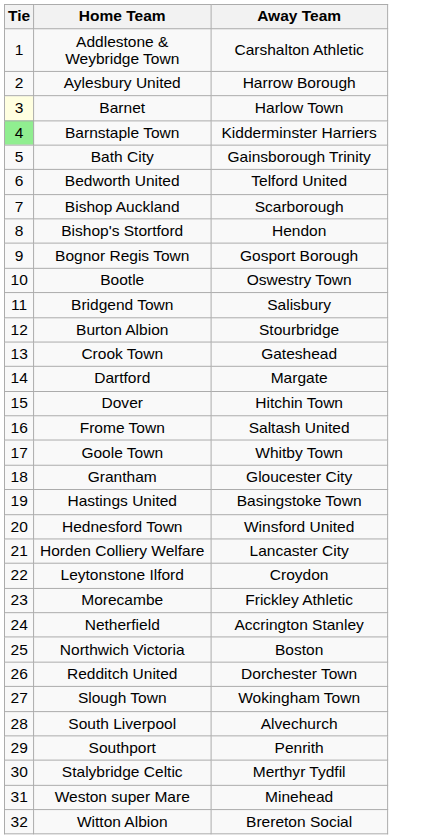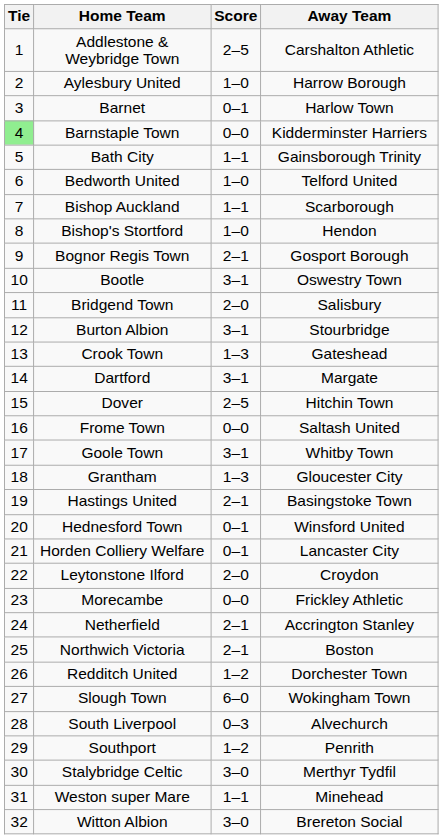+ column: (236, 16)
(19, 108) lightyellow background -> (19, 108) no background
